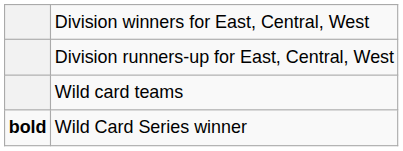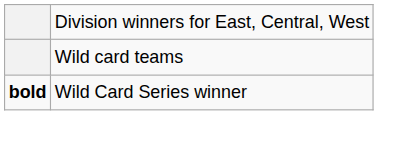- row: (224, 57)
